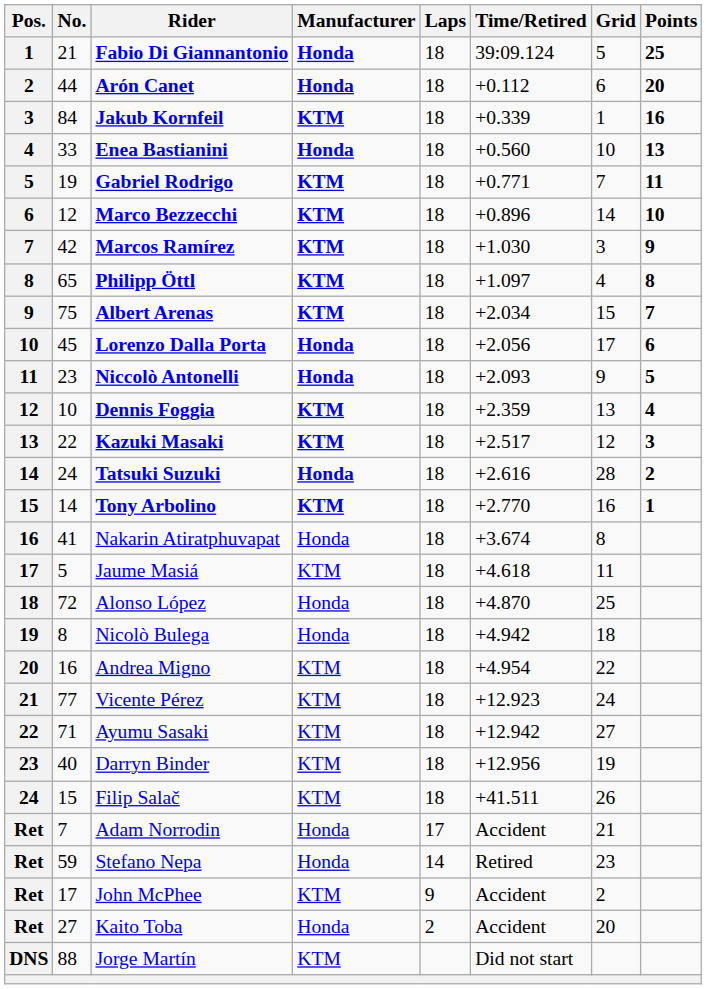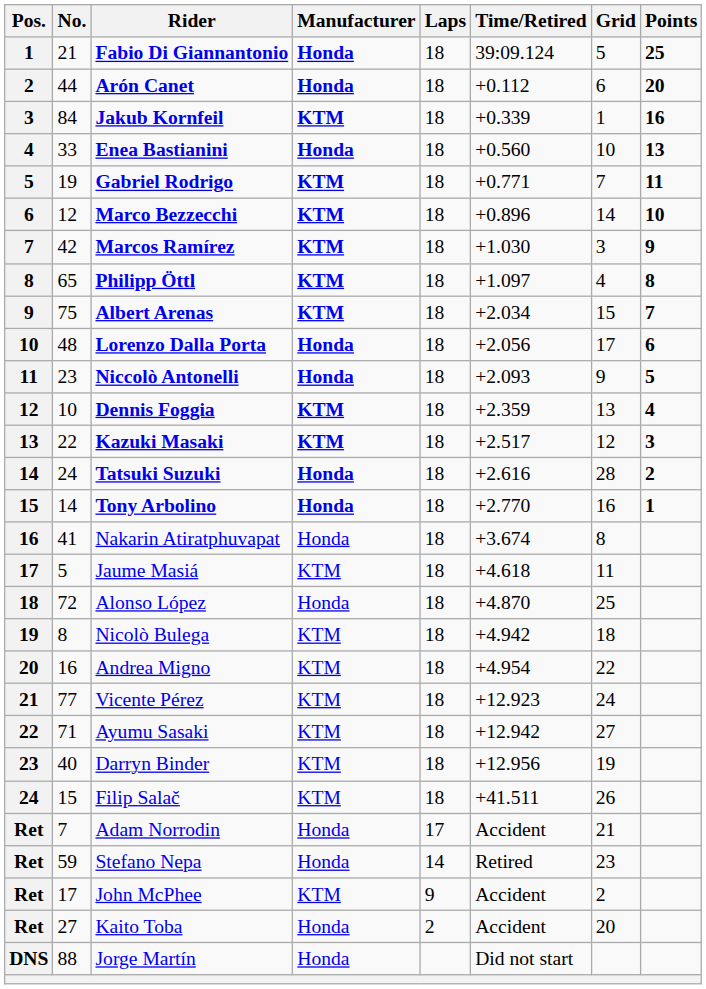(67, 344) 45 -> (67, 344) 48
(321, 505) KTM -> (326, 505) Honda
(323, 635) Honda -> (319, 635) KTM
(319, 958) KTM -> (323, 958) Honda
